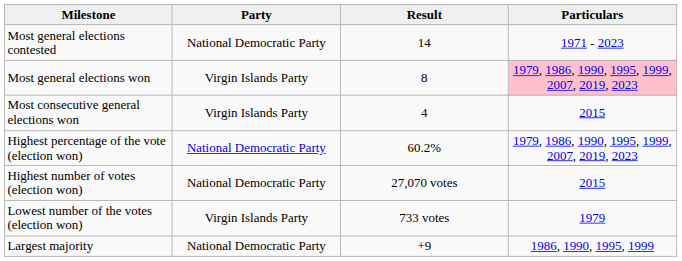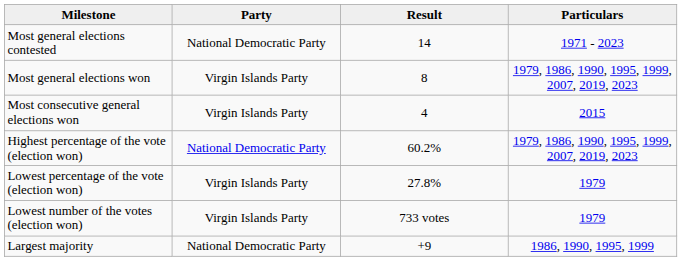(592, 77) pink background -> (592, 77) no background
- row: (71, 183)
+ row: (85, 183)
